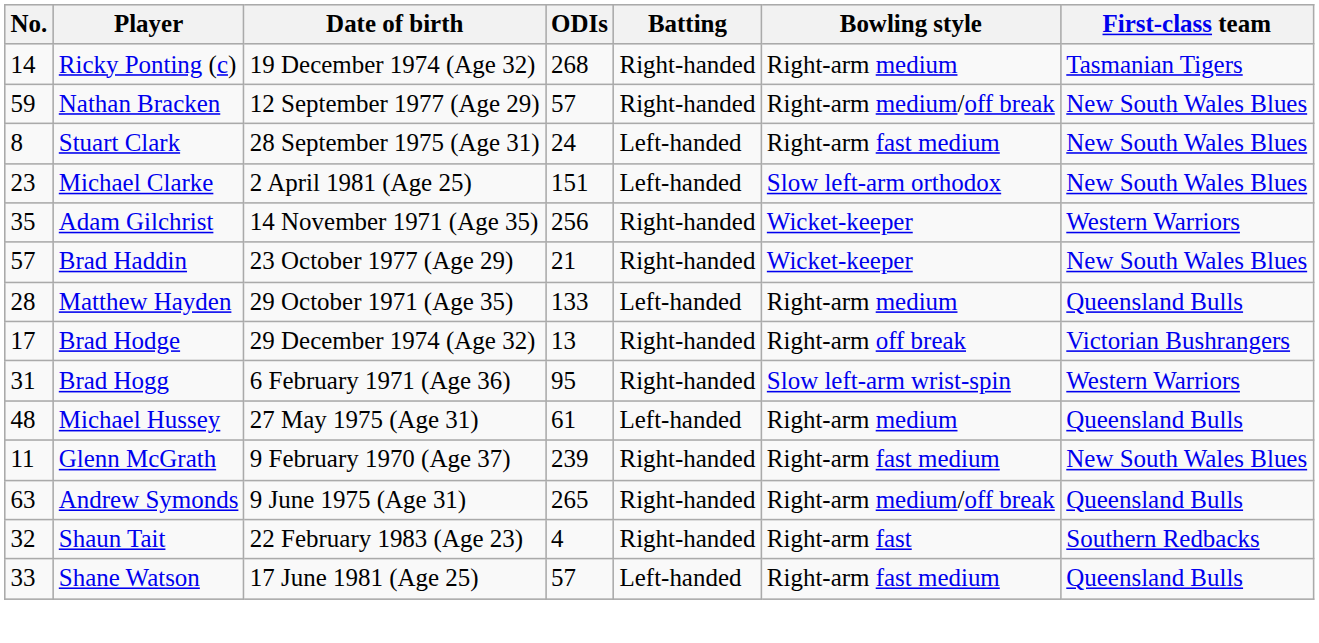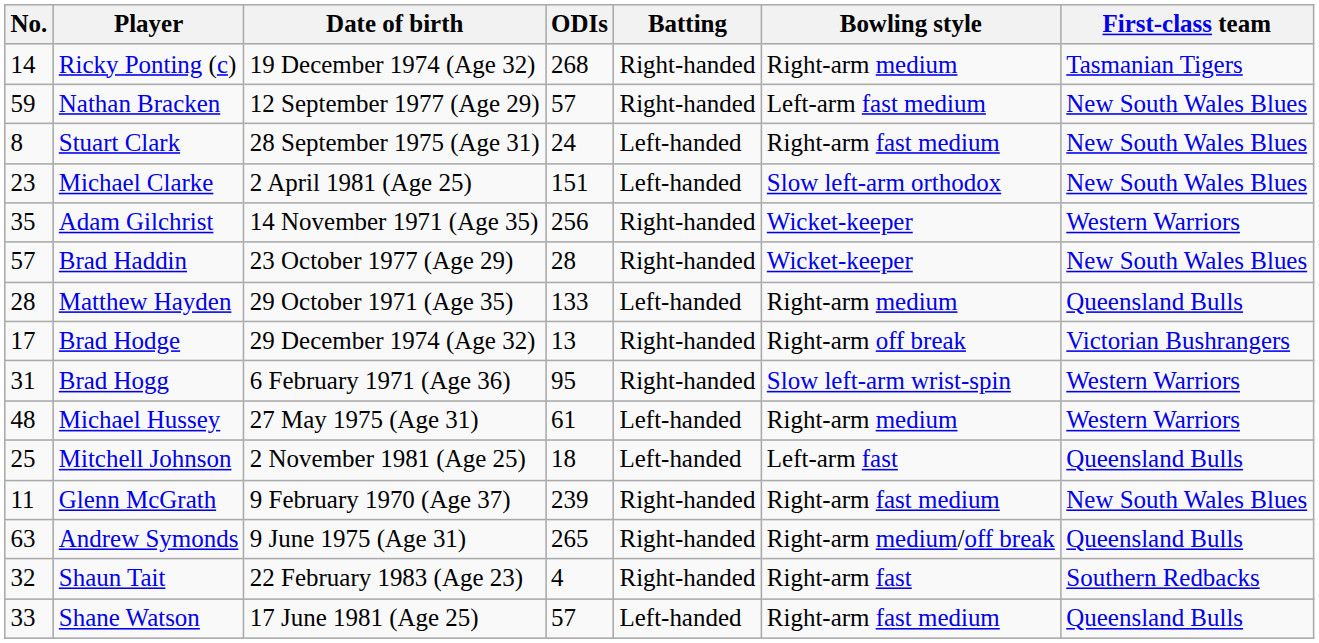(911, 103) Right-arm medium/off break -> (876, 103) Left-arm fast medium
(564, 261) 21 -> (564, 261) 28
(1155, 420) Queensland Bulls -> (1153, 420) Western Warriors
+ row: (145, 459)
